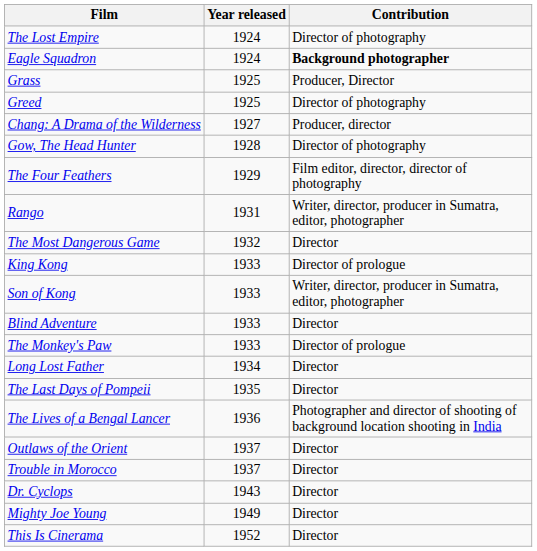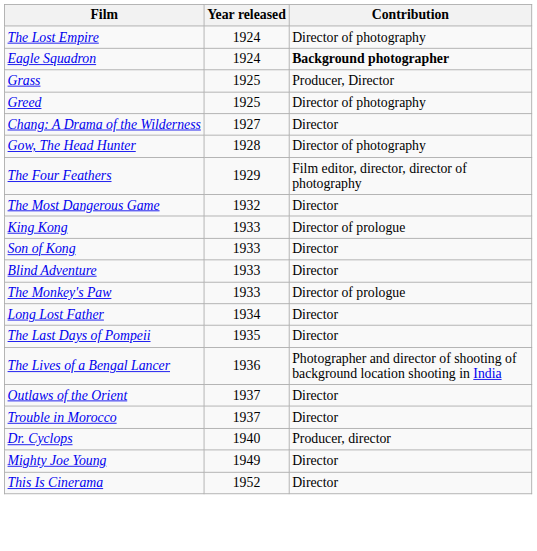(342, 124) Producer, director -> (315, 124) Director
- row: (26, 213)
(395, 294) Writer, director, producer in Sumatra, editor, photographer -> (315, 249) Director
(246, 491) 1943 -> (246, 439) 1940
(315, 491) Director -> (342, 439) Producer, director
